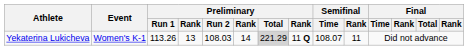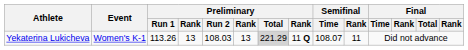(246, 39) 14 -> (246, 39) 13
